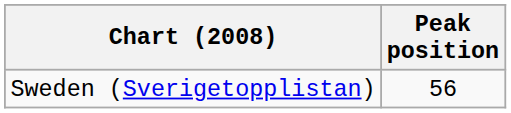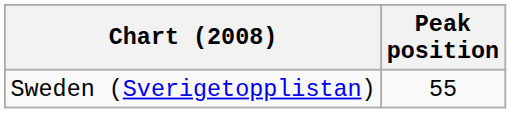(443, 89) 56 -> (443, 89) 55
